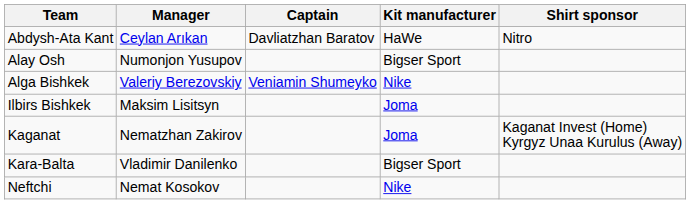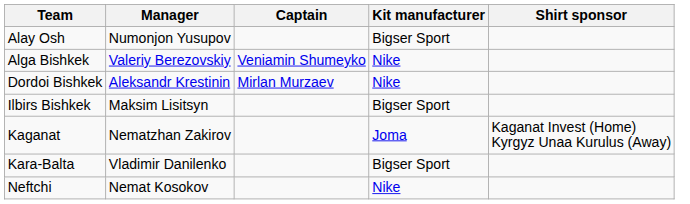- row: (61, 37)
+ row: (55, 82)
(400, 104) Joma -> (411, 104) Bigser Sport
